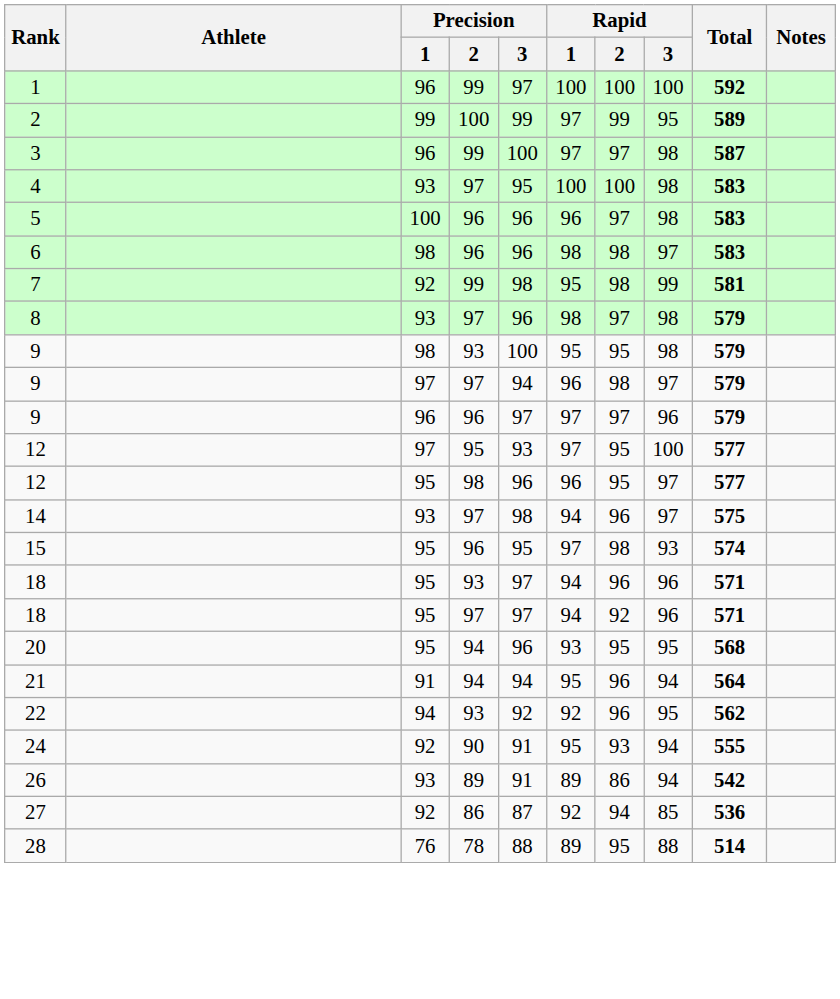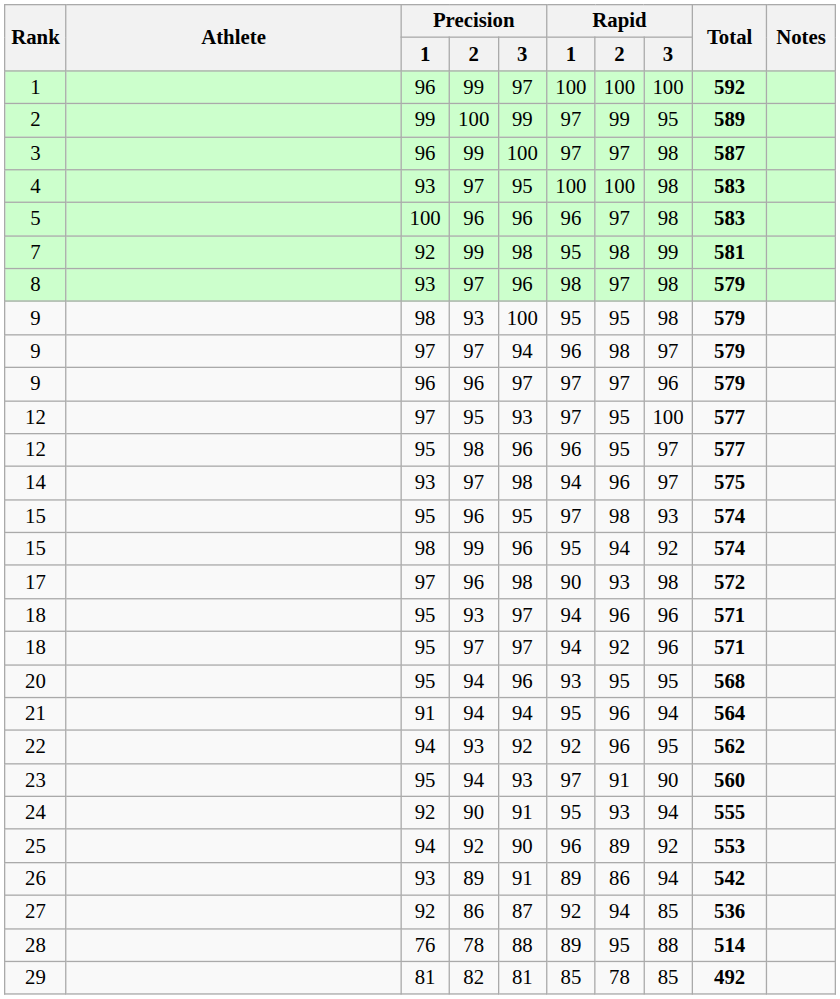- row: (35, 251)
+ row: (35, 548)
+ row: (35, 581)
+ row: (35, 779)
+ row: (35, 845)
+ row: (35, 977)
